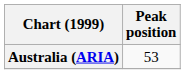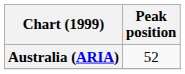(151, 56) 53 -> (151, 56) 52
